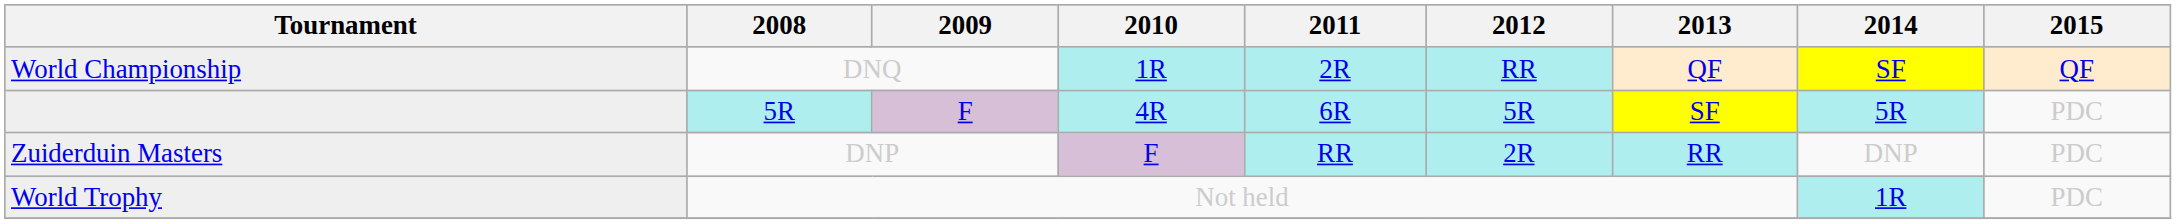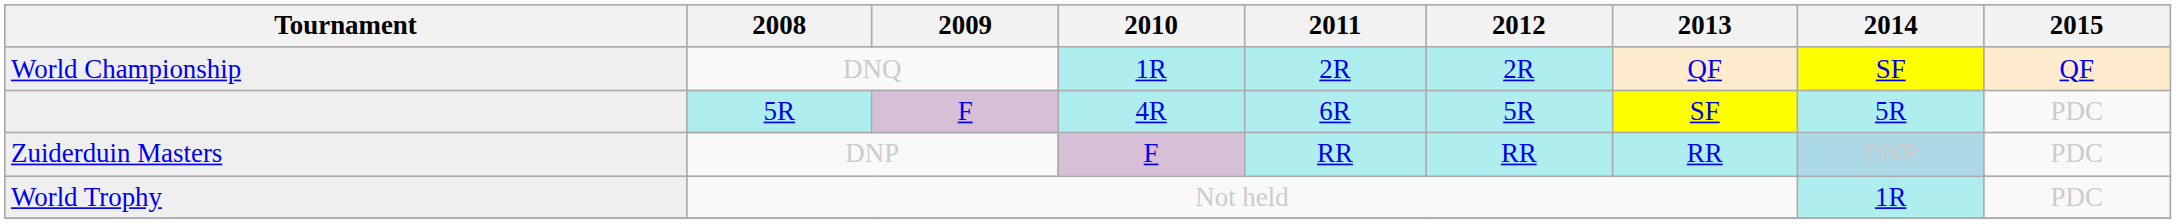(1519, 68) RR -> (1519, 68) 2R
(1519, 153) 2R -> (1519, 153) RR
(1891, 153) no background -> (1891, 153) lightblue background
